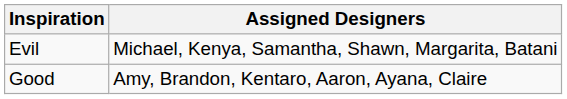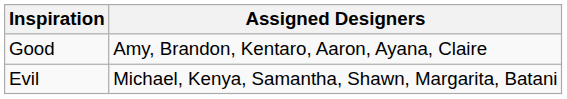rows swapped: (32, 78) <-> (24, 49)
